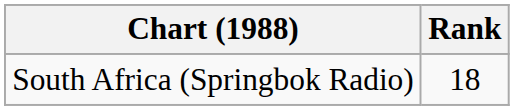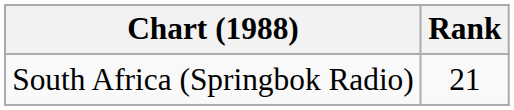(465, 79) 18 -> (465, 79) 21
